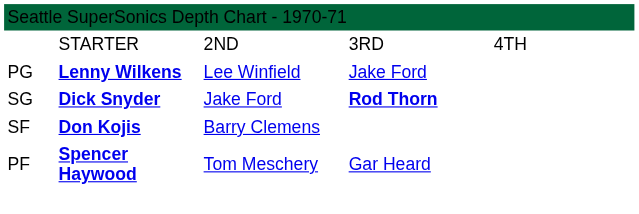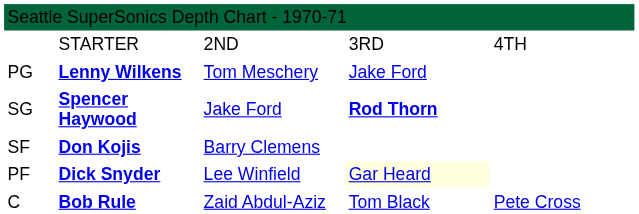(252, 72) Lee Winfield -> (261, 72) Tom Meschery
(109, 99) Dick Snyder -> (98, 109) Spencer Haywood
(98, 164) Spencer Haywood -> (109, 174) Dick Snyder
(261, 164) Tom Meschery -> (252, 174) Lee Winfield
(390, 164) no background -> (390, 174) lightyellow background
+ row: (14, 202)
